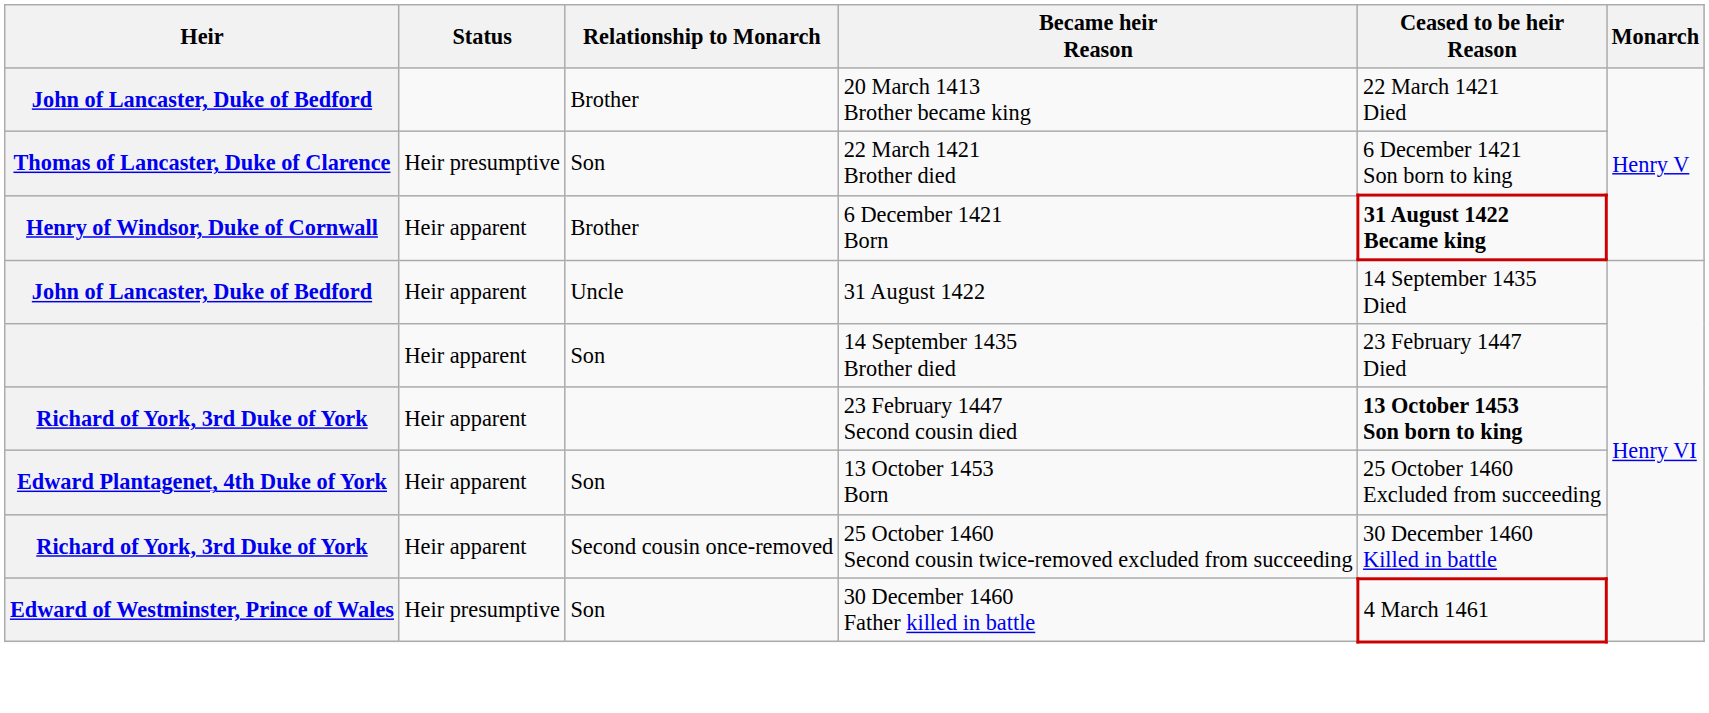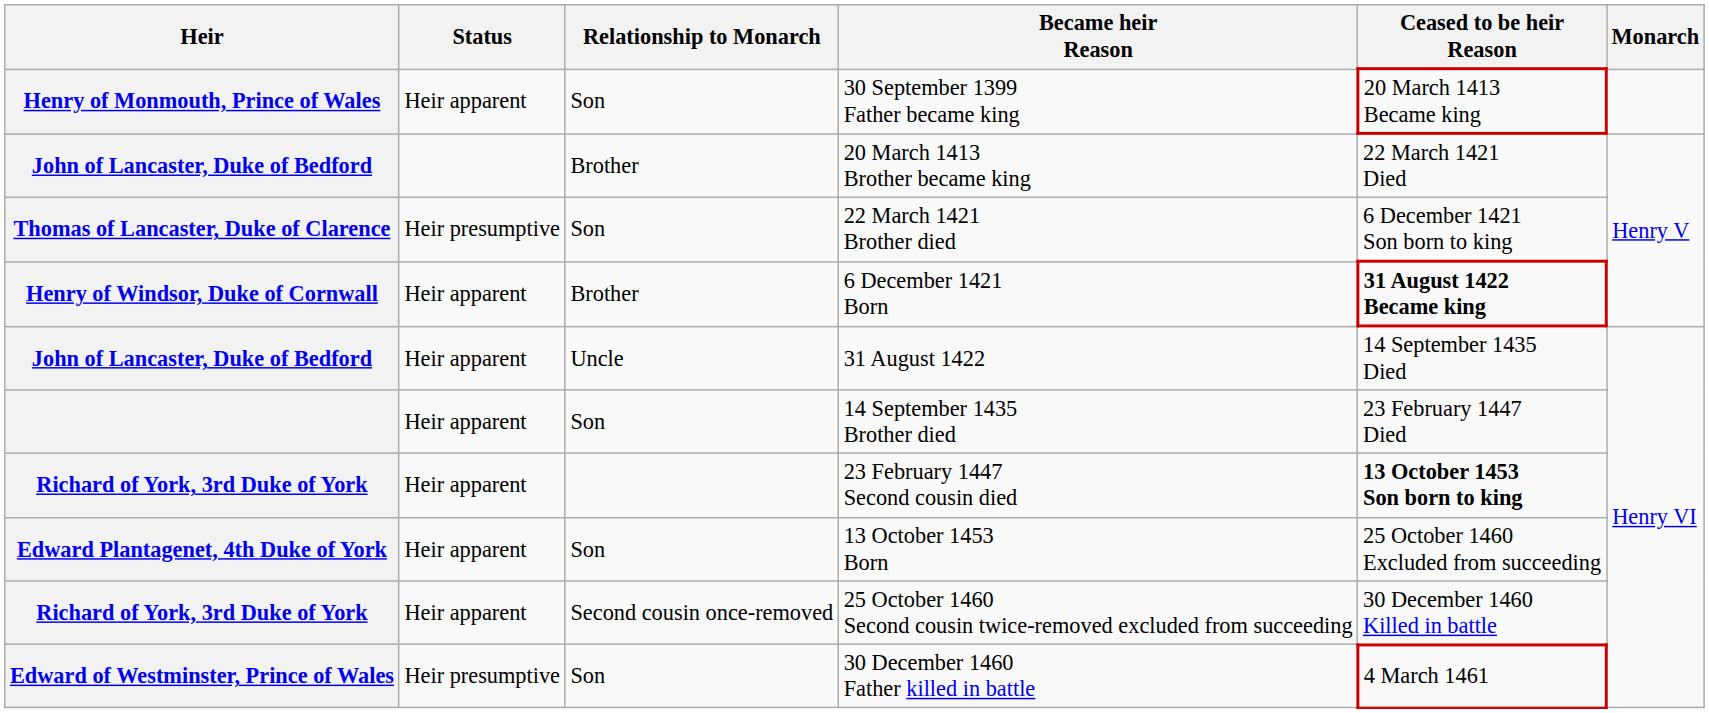+ row: (932, 101)
